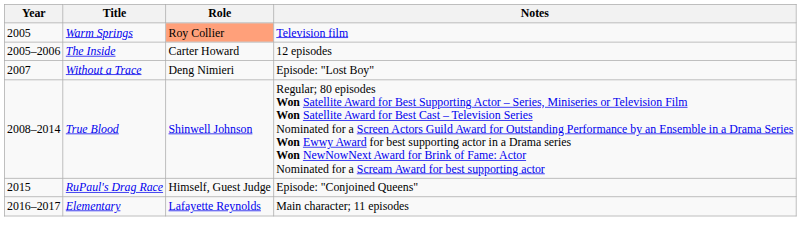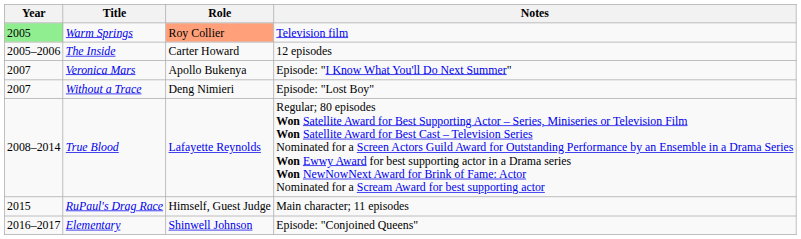(19, 32) no background -> (19, 32) lightgreen background
+ row: (101, 70)
(210, 128) Shinwell Johnson -> (215, 147) Lafayette Reynolds
(347, 187) Episode: "Conjoined Queens" -> (343, 206) Main character; 11 episodes
(215, 206) Lafayette Reynolds -> (210, 225) Shinwell Johnson
(343, 206) Main character; 11 episodes -> (347, 225) Episode: "Conjoined Queens"
